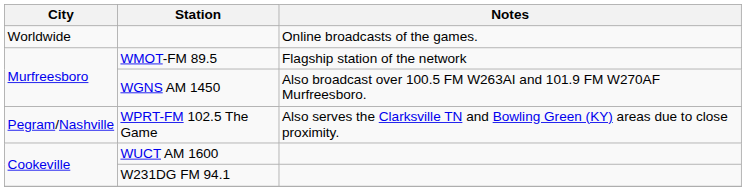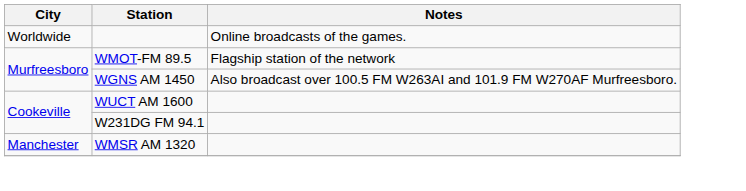- row: (61, 124)
+ row: (43, 144)
